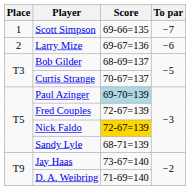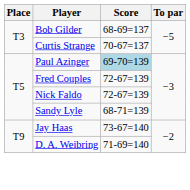- row: (65, 29)
- row: (59, 45)
(126, 128) gold background -> (126, 95) no background
